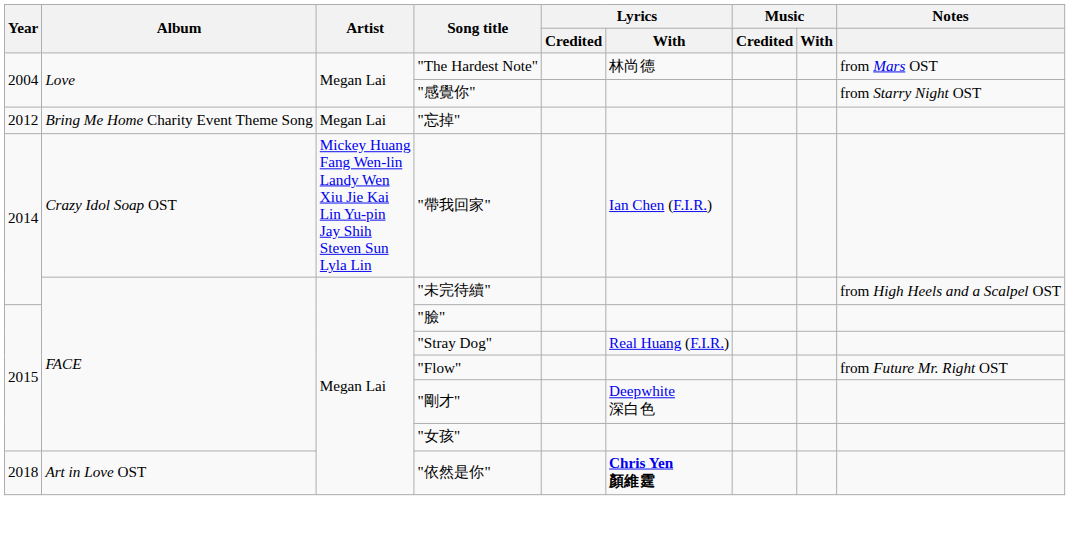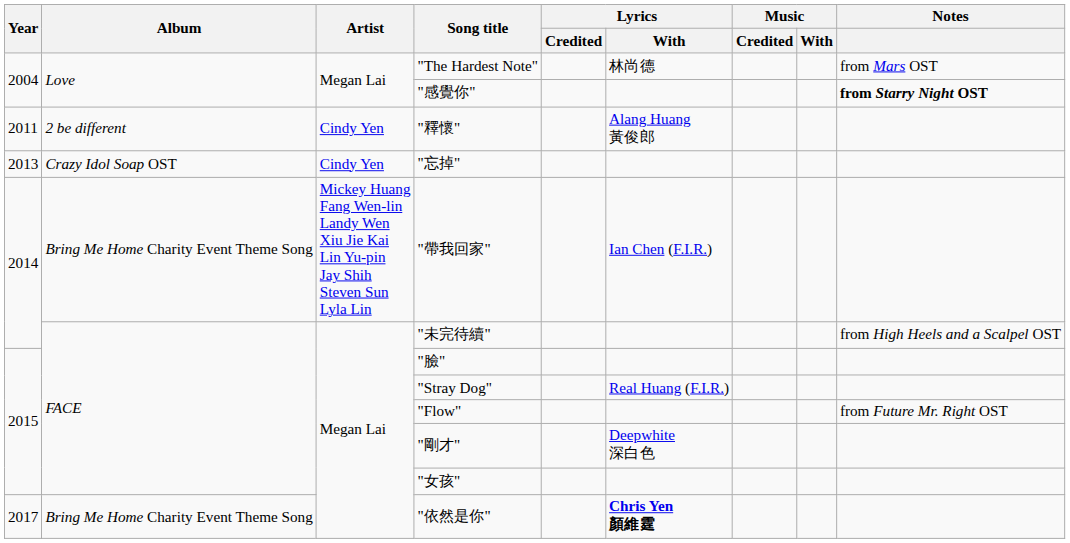(911, 93) normal -> (914, 93) bold
+ row: (439, 128)
(23, 120) 2012 -> (23, 164) 2013
(179, 120) Bring Me Home Charity Event Theme Song -> (111, 164) Crazy Idol Soap OST
(353, 120) Megan Lai -> (352, 164) Cindy Yen
(111, 205) Crazy Idol Soap OST -> (179, 249) Bring Me Home Charity Event Theme Song
(23, 472) 2018 -> (23, 516) 2017
(96, 472) Art in Love OST -> (179, 516) Bring Me Home Charity Event Theme Song
